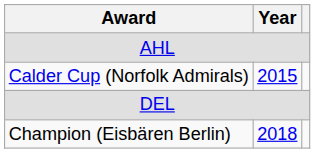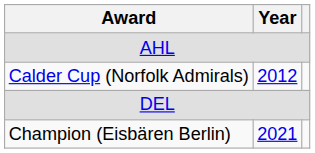(277, 76) 2015 -> (277, 76) 2012
(277, 133) 2018 -> (277, 133) 2021
